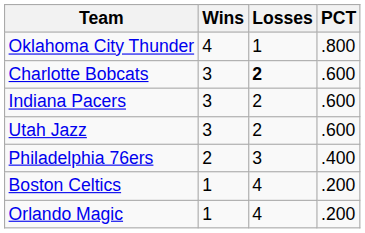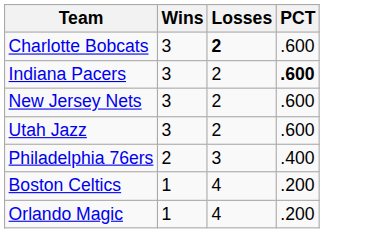- row: (101, 46)
(338, 102) normal -> (297, 74) bold
+ row: (75, 102)
